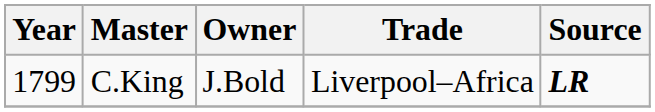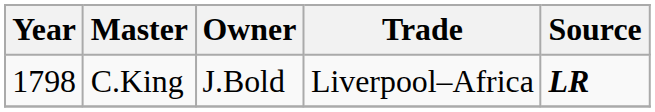(44, 80) 1799 -> (44, 80) 1798
